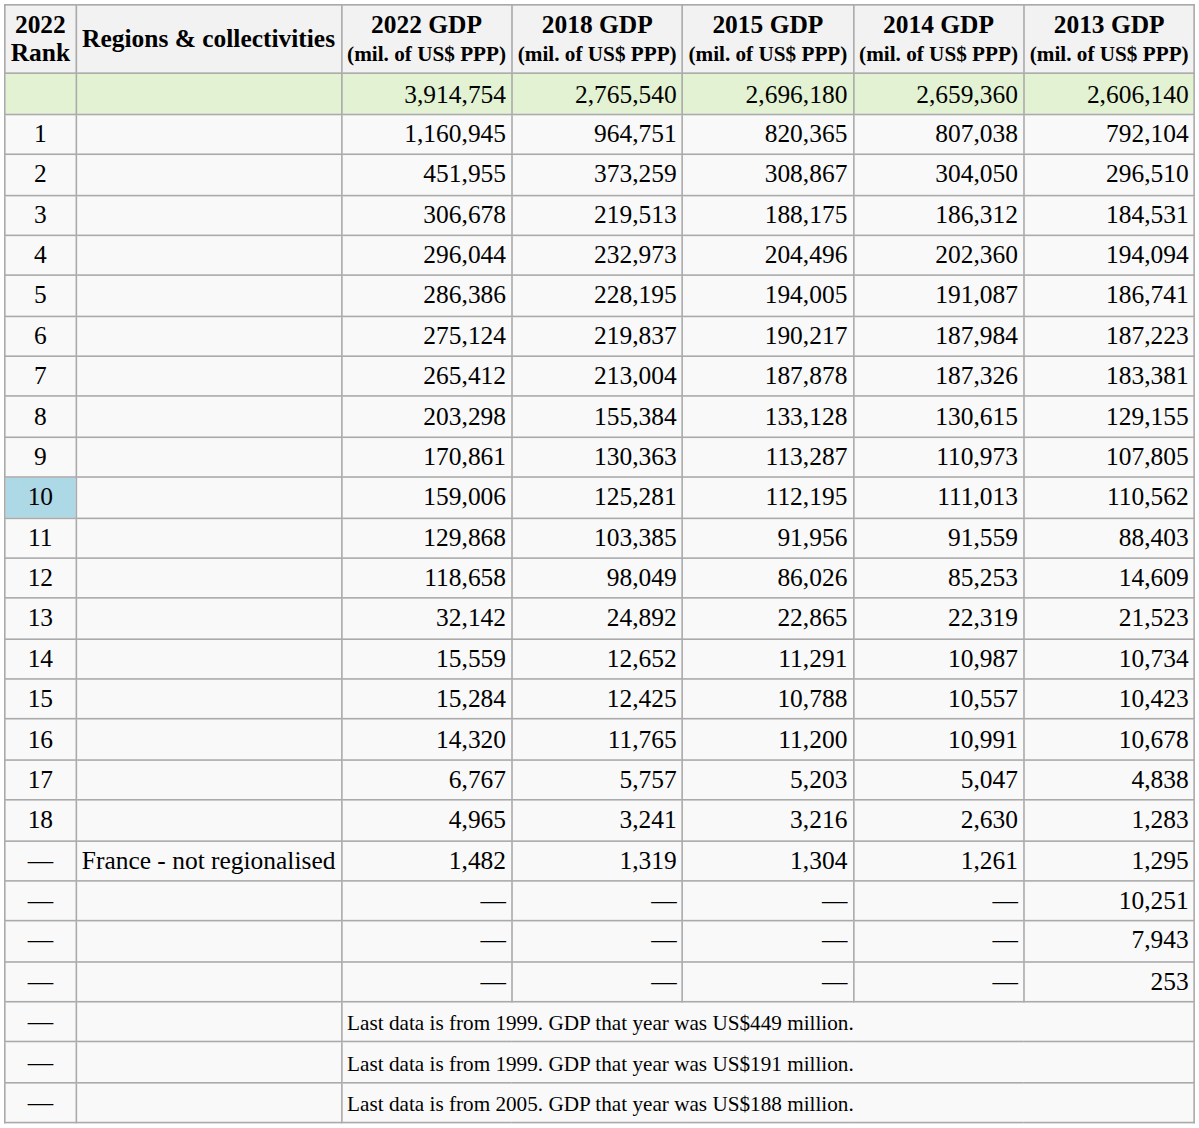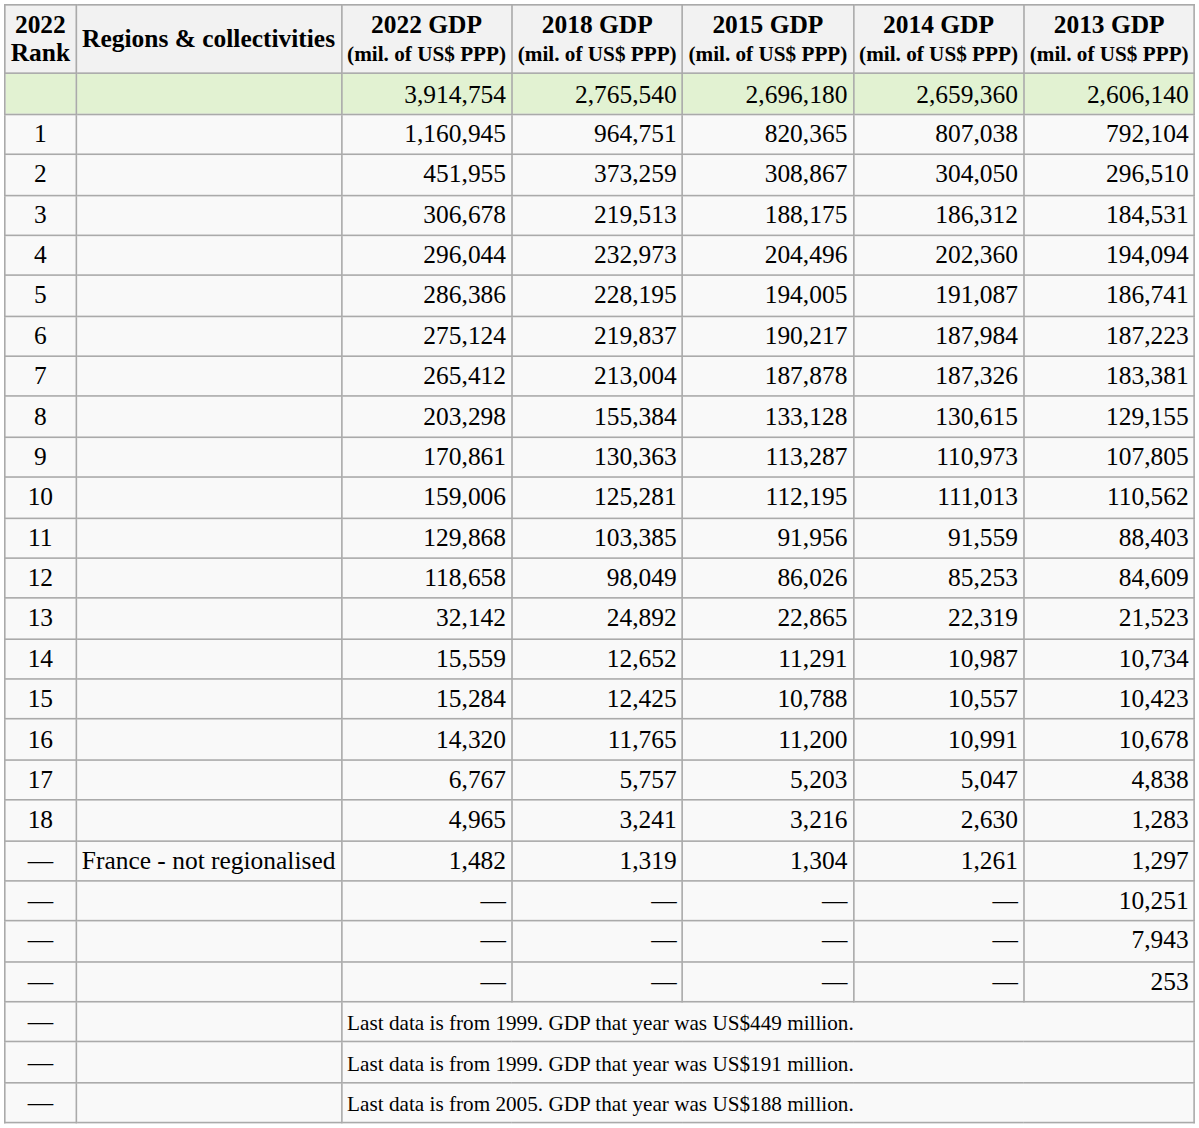(40, 497) lightblue background -> (40, 497) no background
(1154, 577) 14,609 -> (1154, 577) 84,609
(1160, 860) 1,295 -> (1160, 860) 1,297
